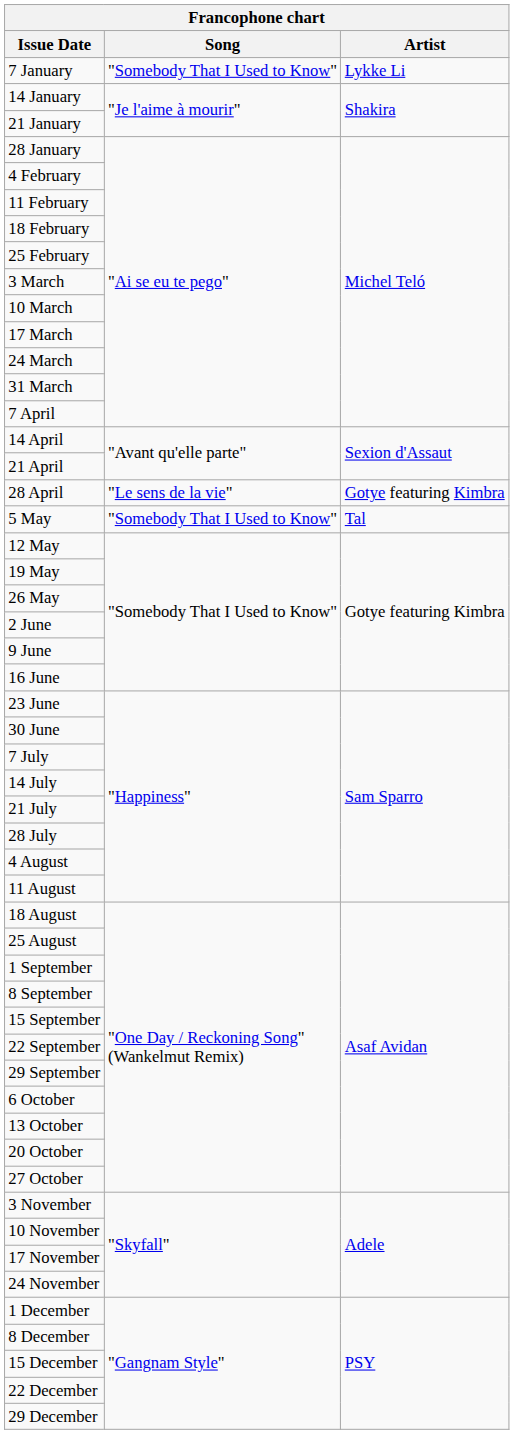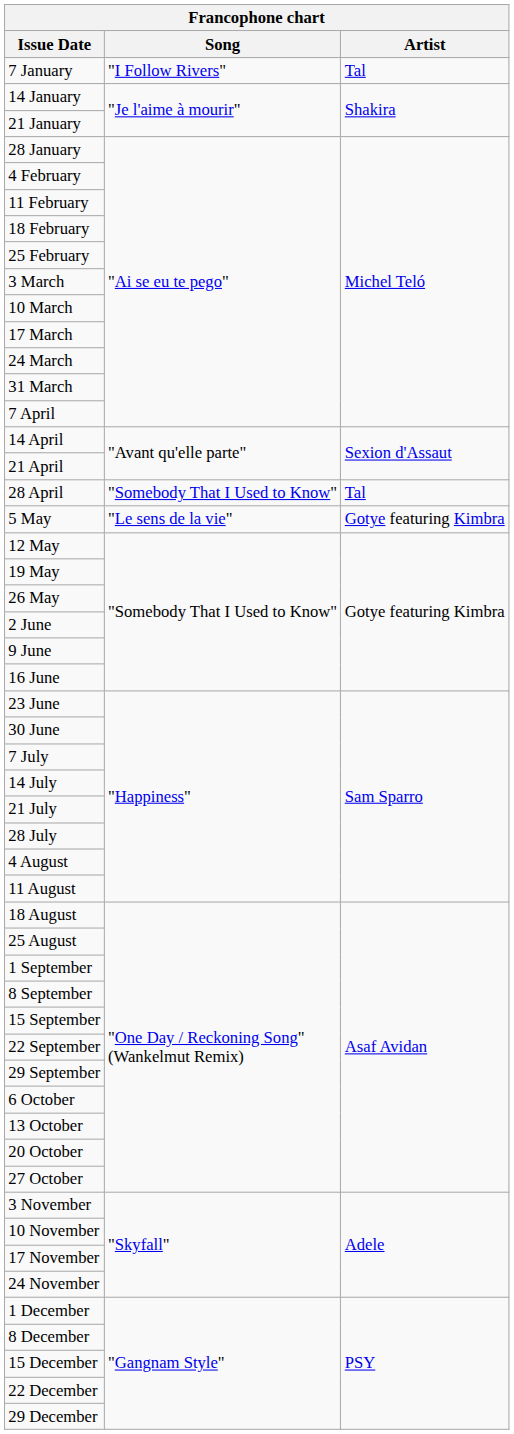(223, 70) "Somebody That I Used to Know" -> (167, 70) "I Follow Rivers"
(375, 70) Lykke Li -> (355, 70) Tal
(170, 492) "Le sens de la vie" -> (223, 492) "Somebody That I Used to Know"
(425, 492) Gotye featuring Kimbra -> (355, 492) Tal
(223, 519) "Somebody That I Used to Know" -> (170, 519) "Le sens de la vie"
(355, 519) Tal -> (425, 519) Gotye featuring Kimbra
